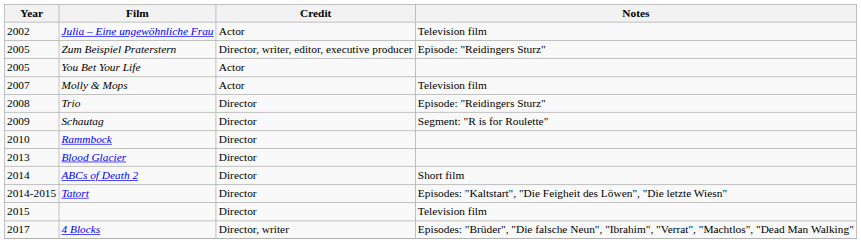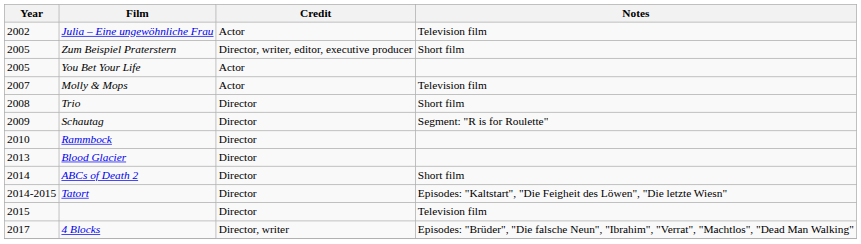(482, 49) Episode: "Reidingers Sturz" -> (441, 49) Short film
(482, 103) Episode: "Reidingers Sturz" -> (441, 103) Short film
